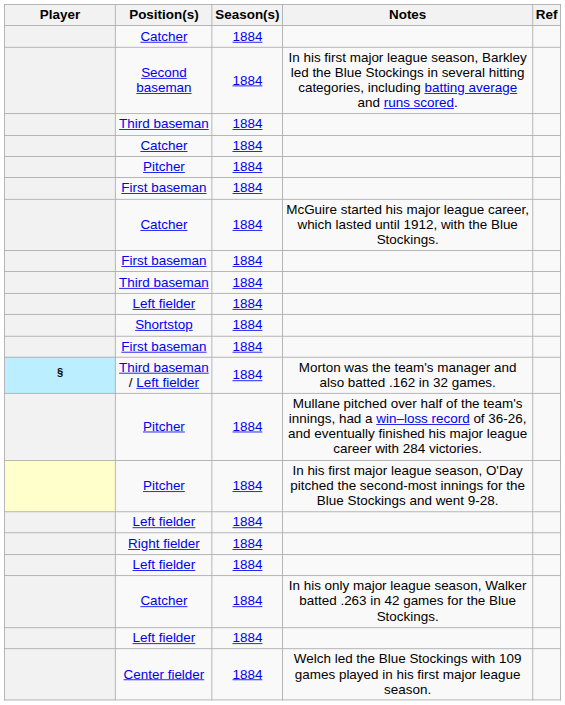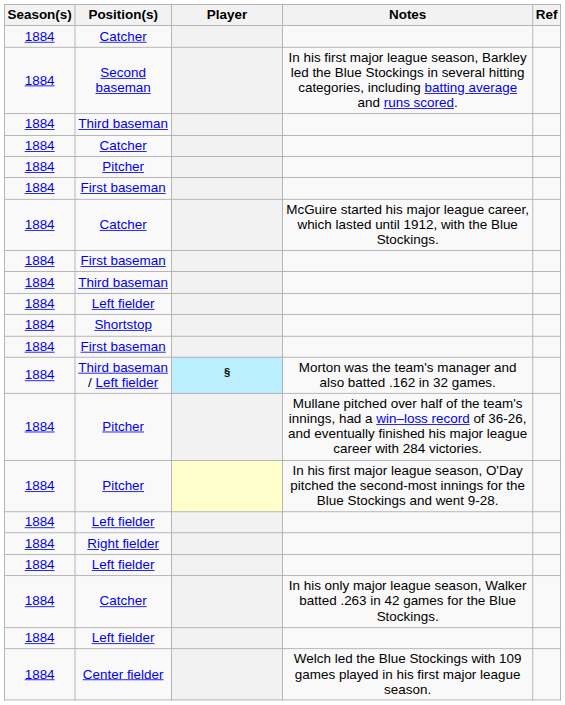columns swapped: (60, 15) <-> (247, 15)
